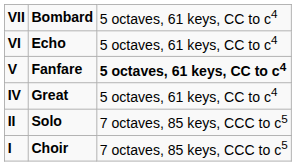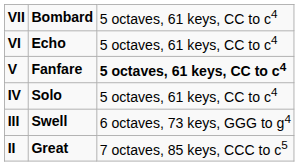(50, 95) Great -> (47, 95) Solo
+ row: (14, 122)
(47, 122) Solo -> (50, 148) Great
- row: (10, 148)
